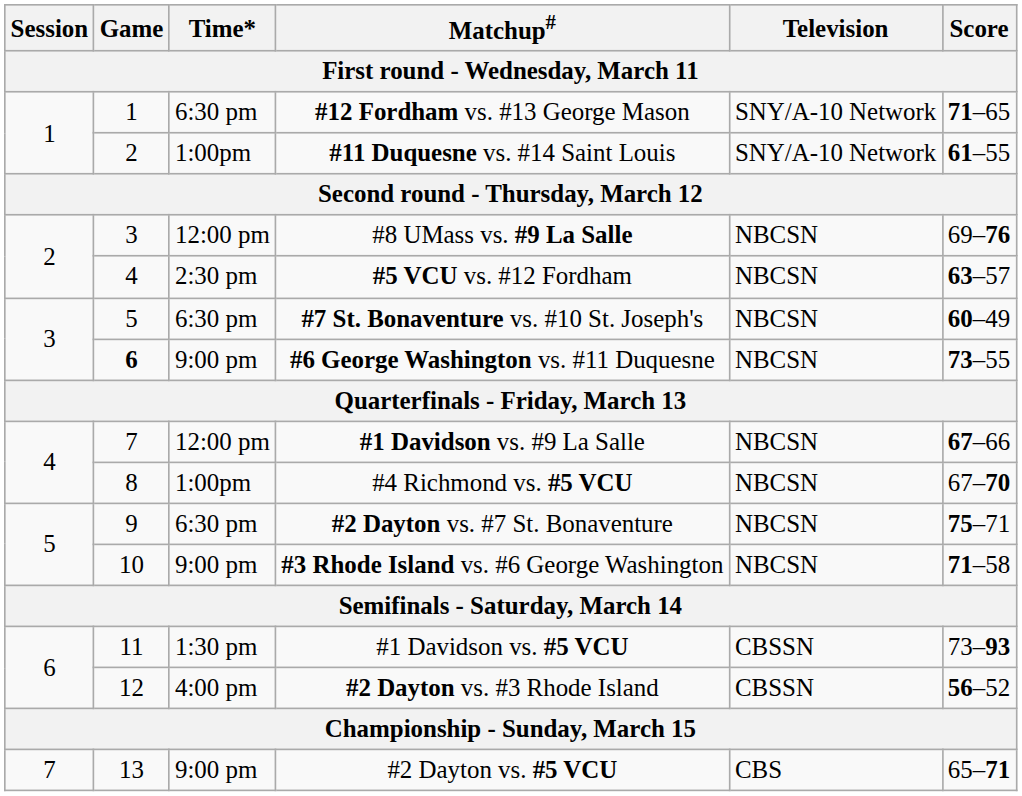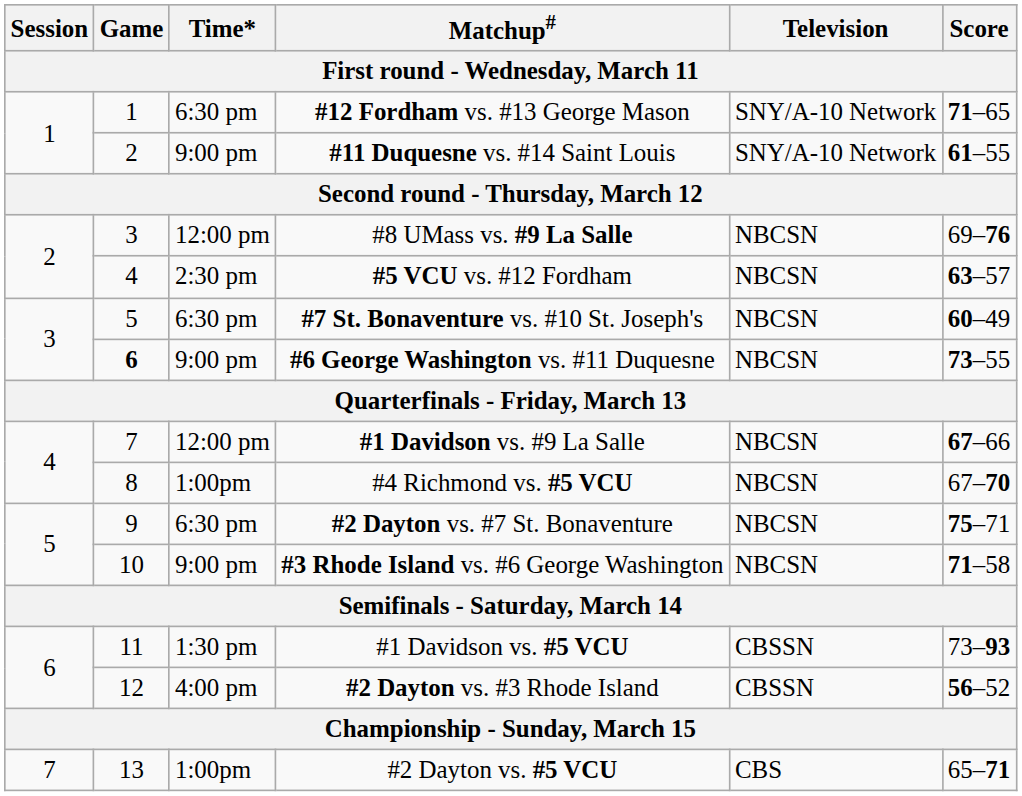(213, 153) 1:00pm -> (216, 153) 9:00 pm
(216, 770) 9:00 pm -> (213, 770) 1:00pm
